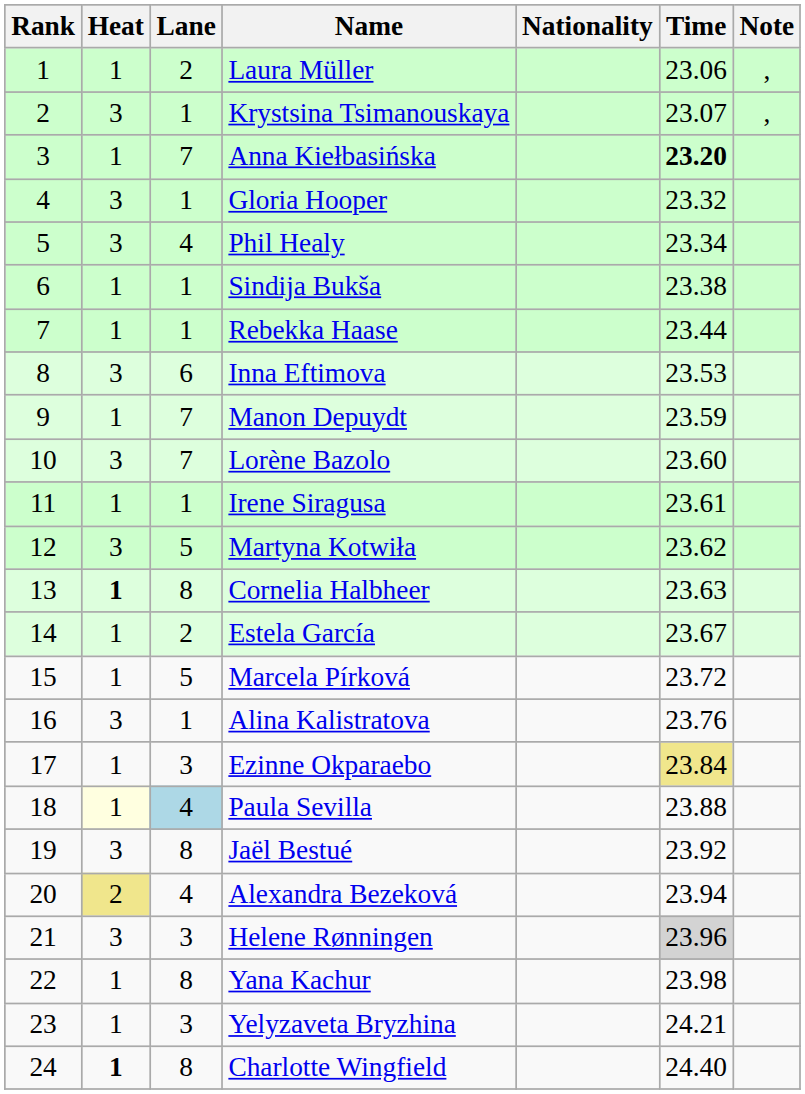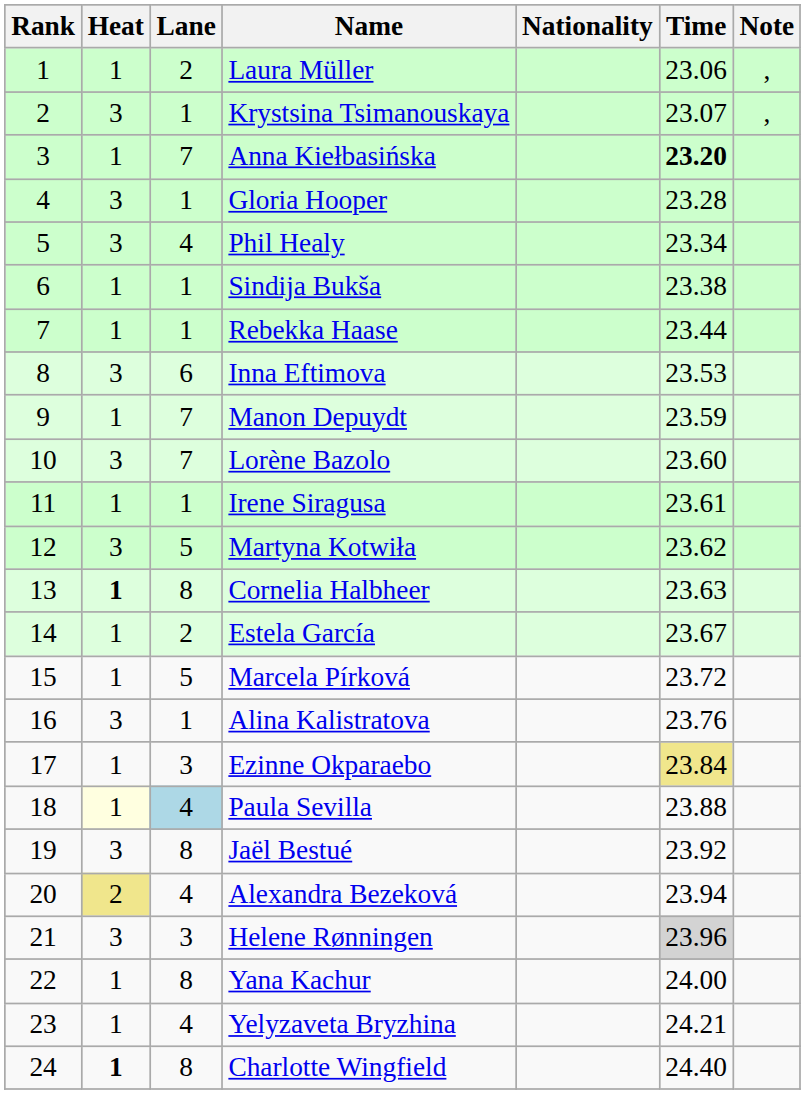(696, 199) 23.32 -> (696, 199) 23.28
(696, 980) 23.98 -> (696, 980) 24.00
(186, 1024) 3 -> (186, 1024) 4
